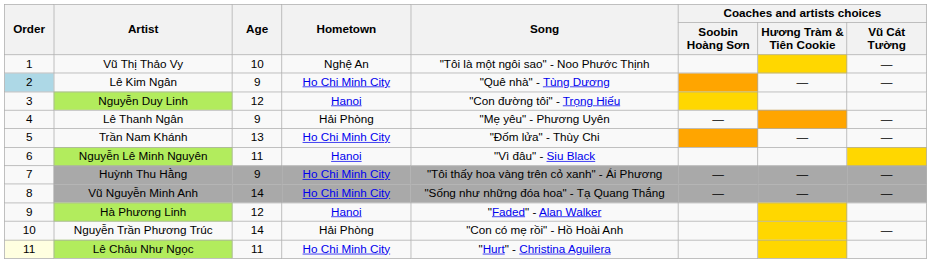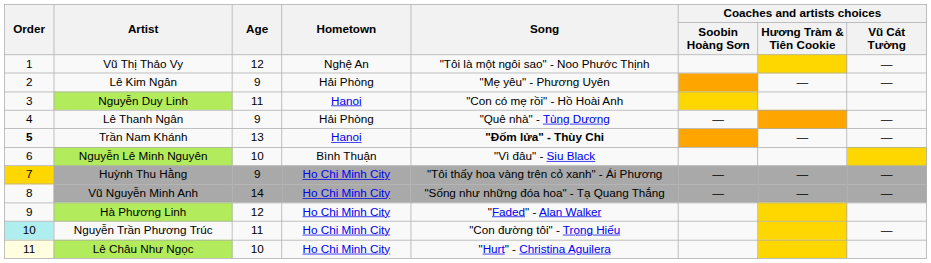(257, 63) 10 -> (257, 63) 12
(29, 82) lightblue background -> (29, 82) no background
(346, 82) Ho Chi Minh City -> (346, 82) Hải Phòng
(545, 82) "Quê nhà" - Tùng Dương -> (545, 82) "Mẹ yêu" - Phương Uyên
(257, 100) 12 -> (257, 100) 11
(545, 100) "Con đường tôi" - Trọng Hiếu -> (545, 100) "Con có mẹ rồi" - Hồ Hoài Anh
(545, 119) "Mẹ yêu" - Phương Uyên -> (545, 119) "Quê nhà" - Tùng Dương
(29, 138) normal -> (29, 138) bold
(346, 138) Ho Chi Minh City -> (346, 138) Hanoi
(545, 138) normal -> (545, 138) bold
(257, 156) 11 -> (257, 156) 10
(346, 156) Hanoi -> (346, 156) Bình Thuận
(29, 175) no background -> (29, 175) gold background
(346, 212) Hanoi -> (346, 212) Ho Chi Minh City
(29, 230) no background -> (29, 230) paleturquoise background
(257, 230) 14 -> (257, 230) 11
(346, 230) Hải Phòng -> (346, 230) Ho Chi Minh City
(545, 230) "Con có mẹ rồi" - Hồ Hoài Anh -> (545, 230) "Con đường tôi" - Trọng Hiếu
(257, 249) 11 -> (257, 249) 10
